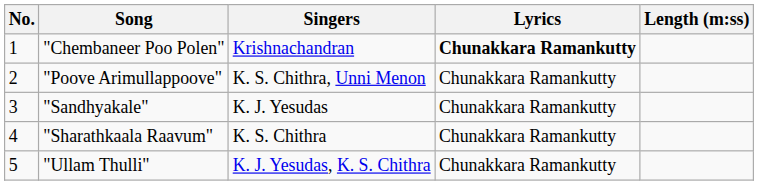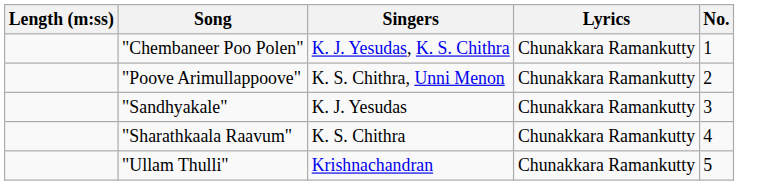columns swapped: (22, 19) <-> (697, 19)
(293, 48) Krishnachandran -> (411, 48) K. J. Yesudas, K. S. Chithra
(537, 48) bold -> (607, 48) normal
(332, 165) K. J. Yesudas, K. S. Chithra -> (372, 165) Krishnachandran
